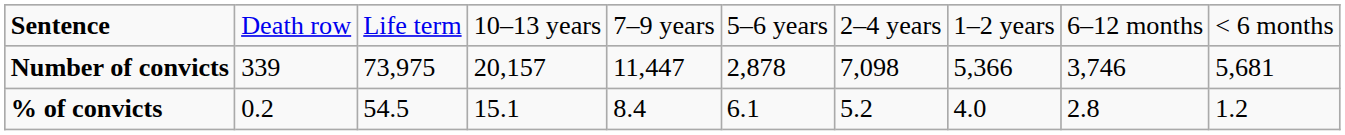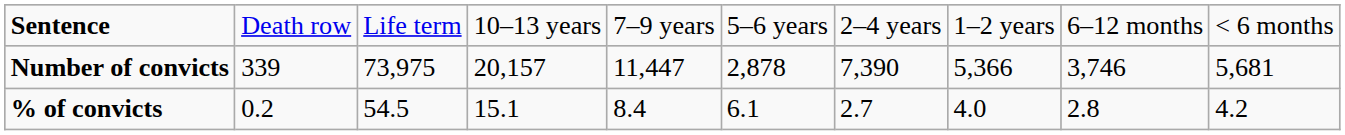(870, 66) 7,098 -> (870, 66) 7,390
(857, 108) 5.2 -> (857, 108) 2.7
(1232, 108) 1.2 -> (1232, 108) 4.2
